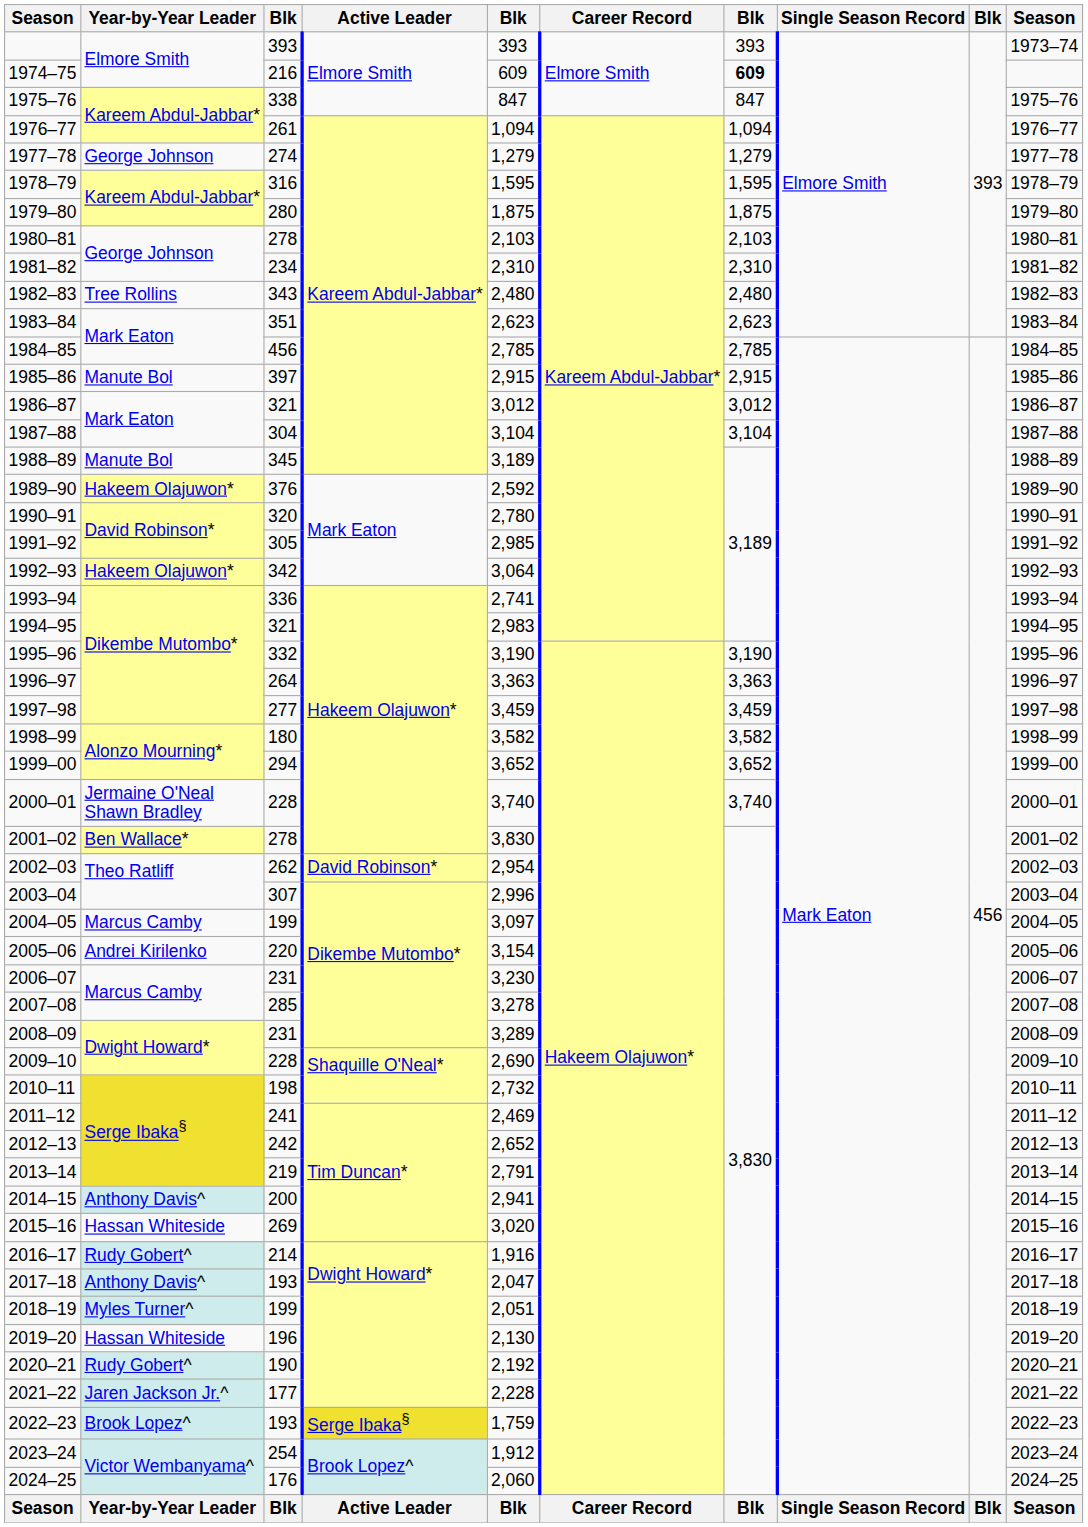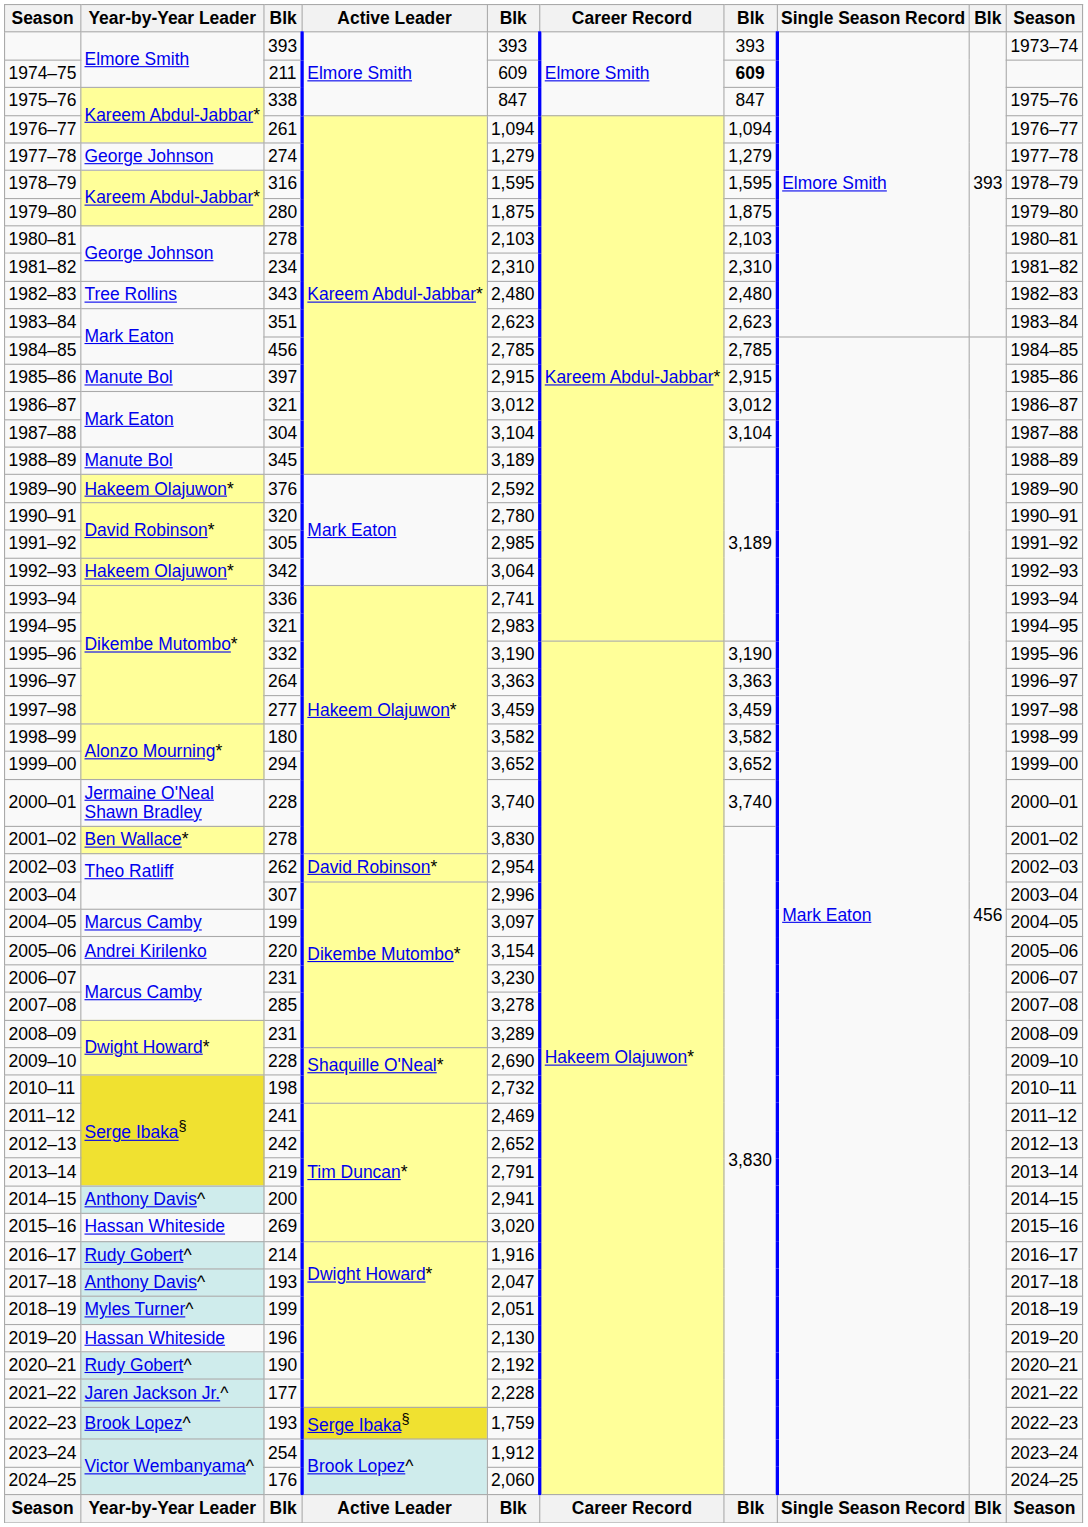(283, 73) 216 -> (283, 73) 211
